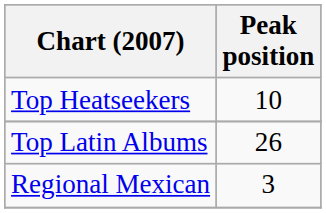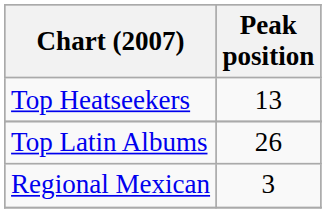(268, 99) 10 -> (268, 99) 13
